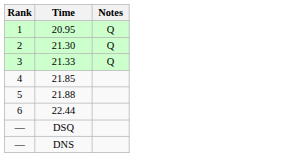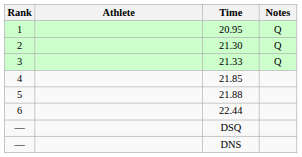+ column: (119, 12)
